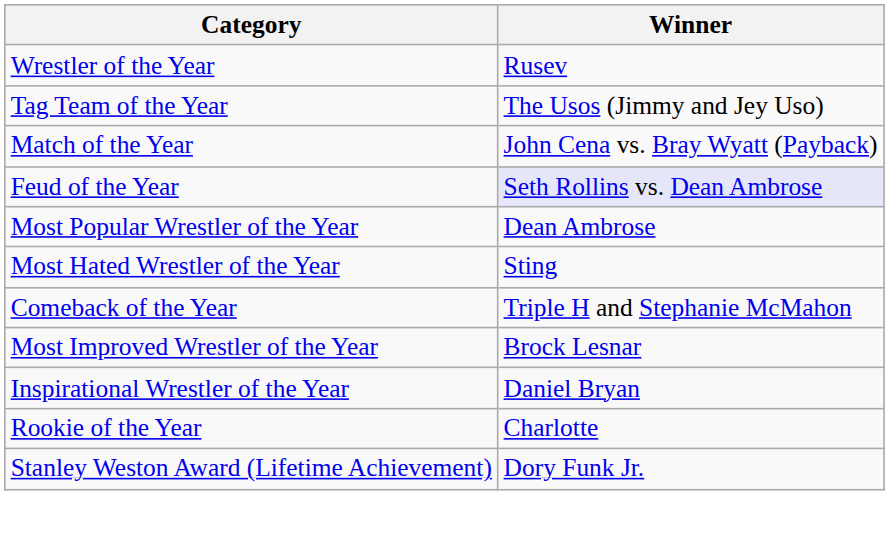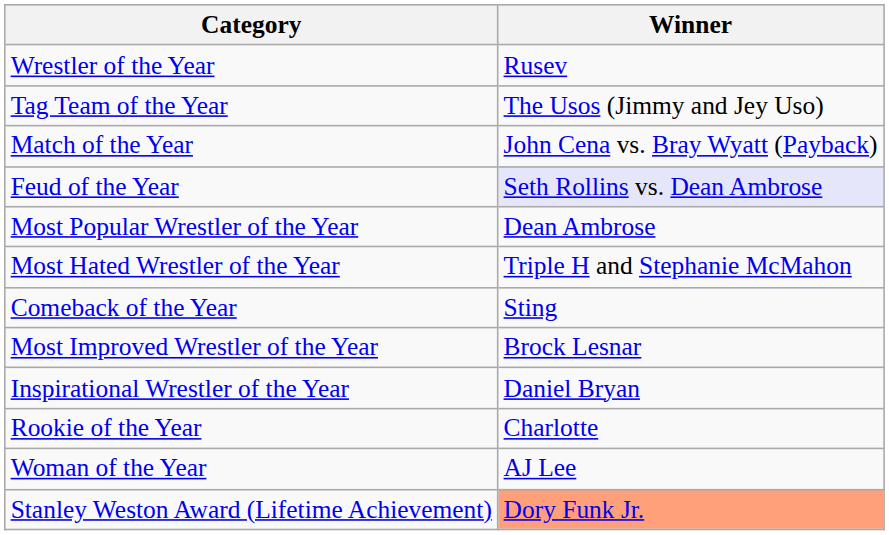(530, 266) Sting -> (678, 266) Triple H and Stephanie McMahon
(678, 307) Triple H and Stephanie McMahon -> (530, 307) Sting
+ row: (109, 468)
(574, 468) no background -> (574, 508) lightsalmon background
